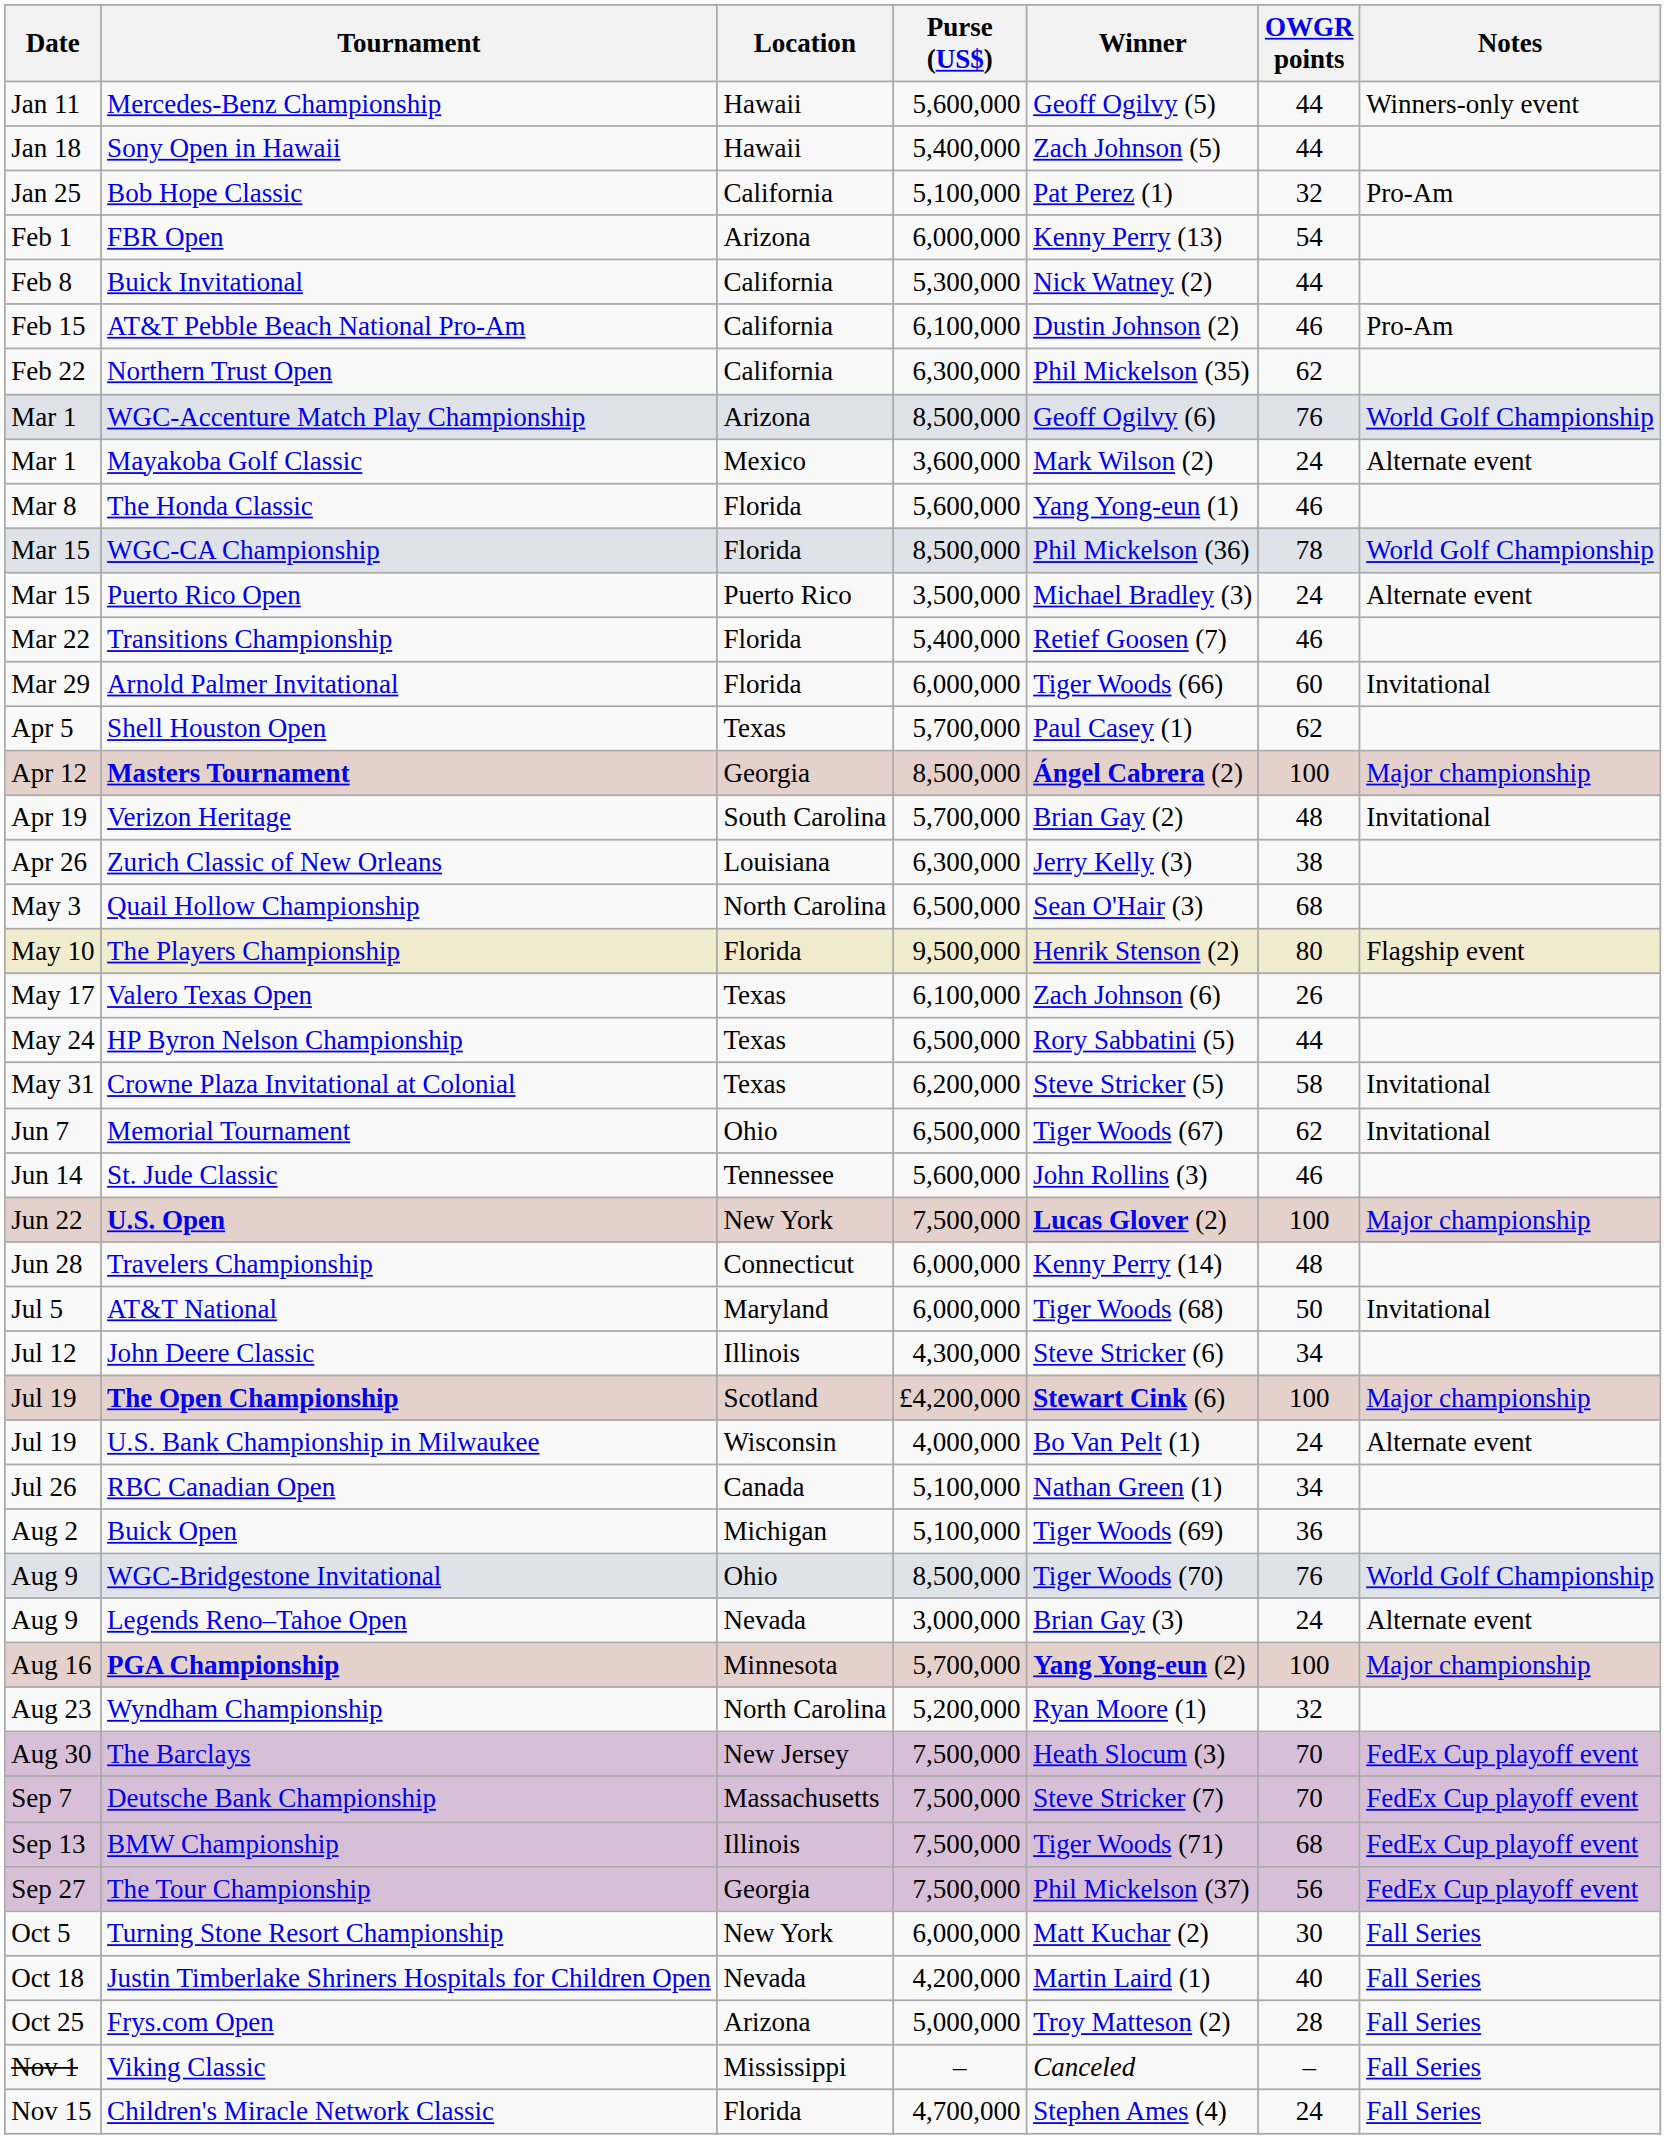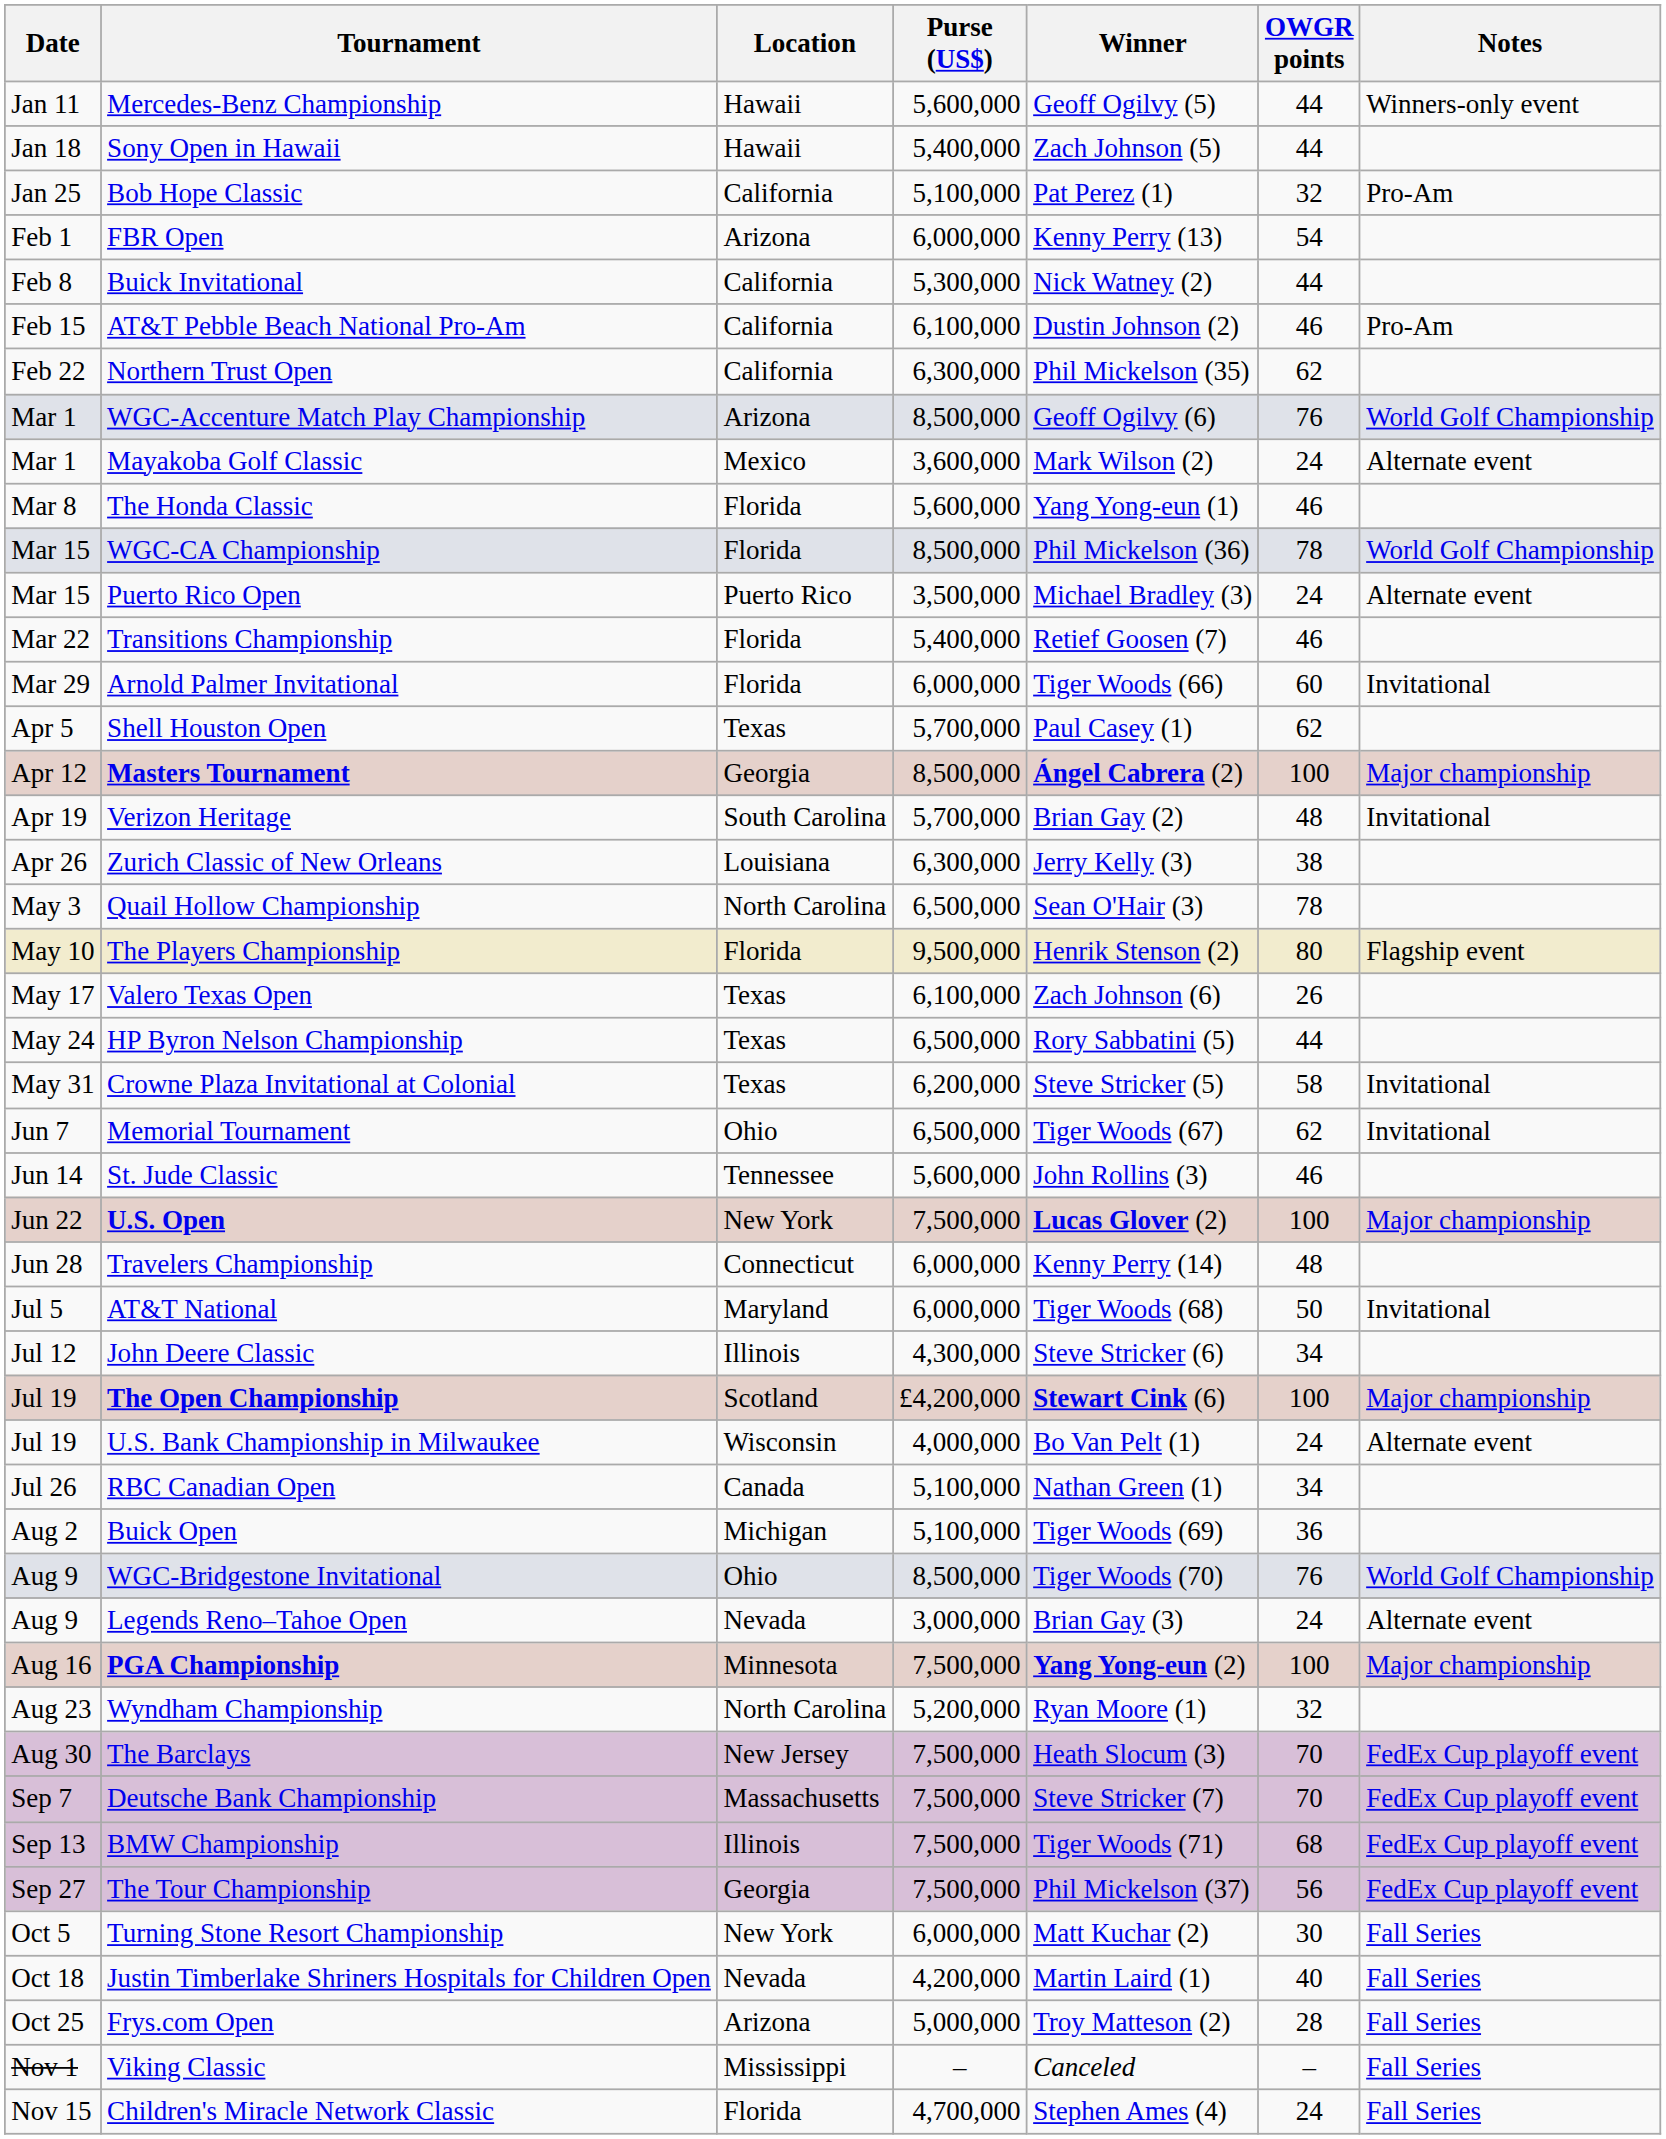(1309, 906) 68 -> (1309, 906) 78
(967, 1665) 5,700,000 -> (967, 1665) 7,500,000
